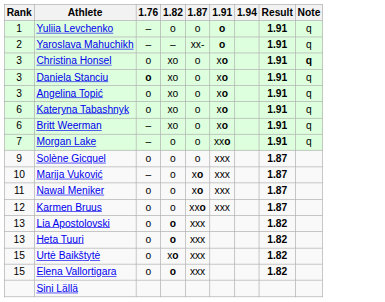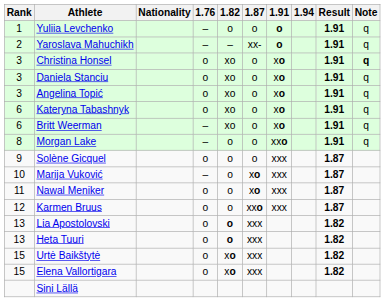+ column: (164, 12)
(148, 77) bold -> (205, 77) normal
(19, 142) 7 -> (19, 142) 8
(173, 272) o -> (230, 272) xo
